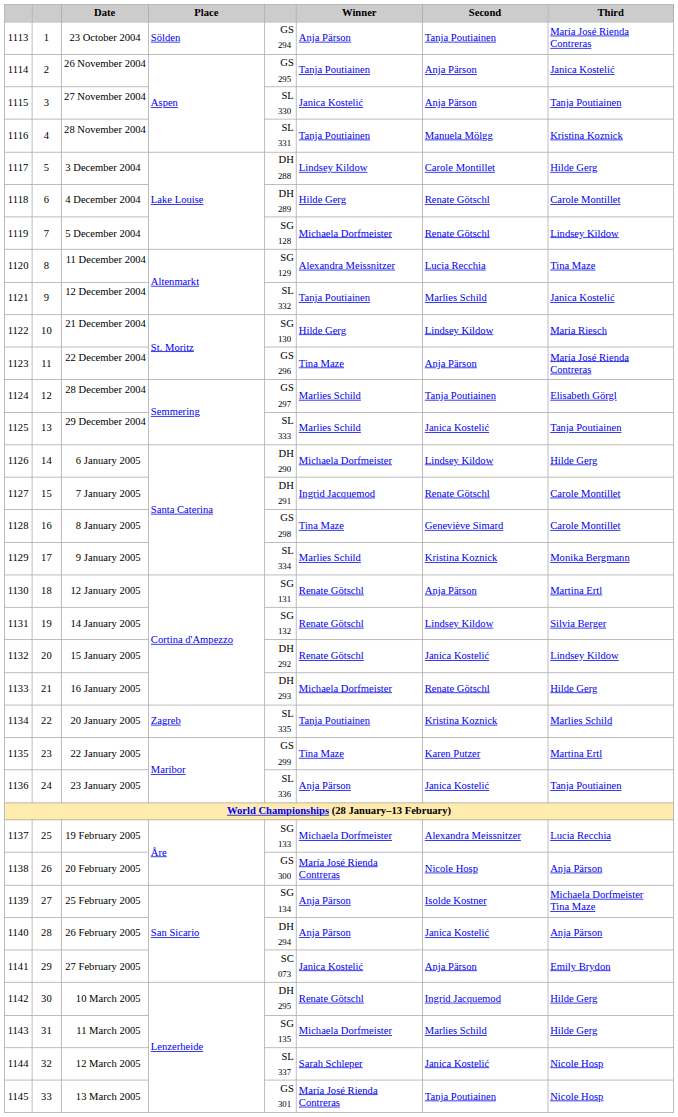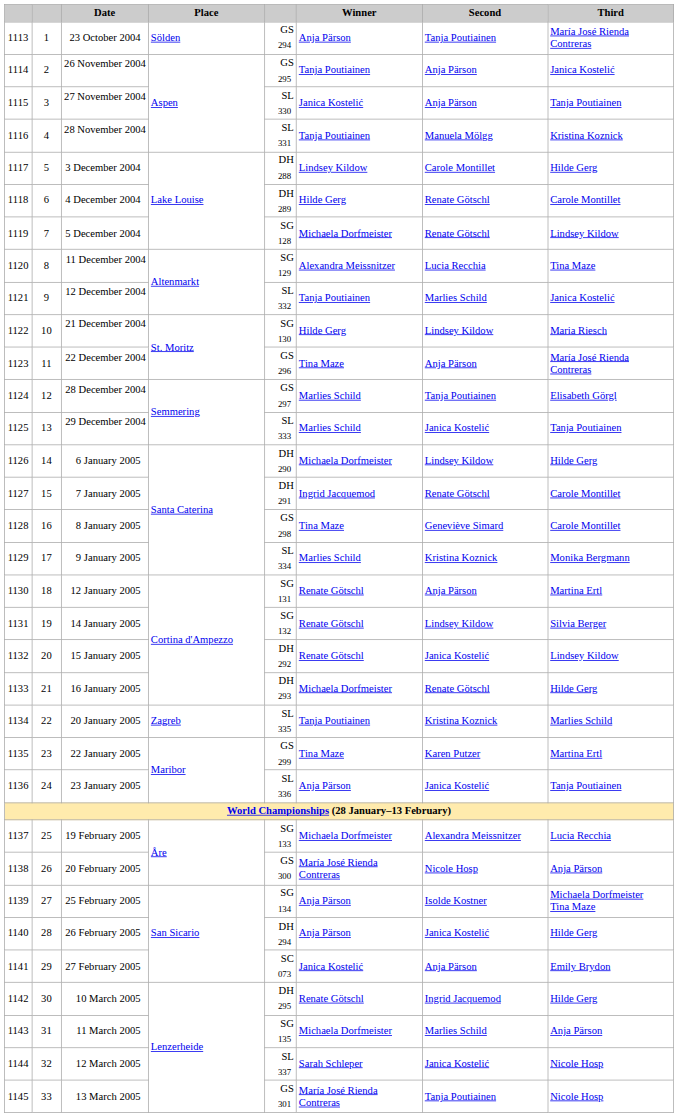(576, 933) Anja Pärson -> (574, 933) Hilde Gerg
(574, 1031) Hilde Gerg -> (576, 1031) Anja Pärson
